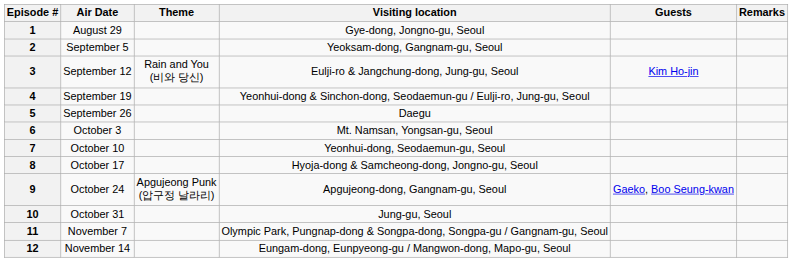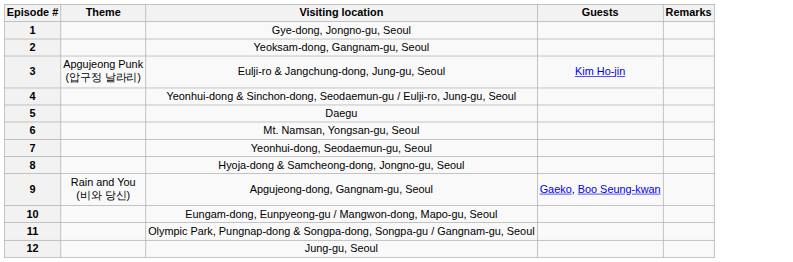- column: (97, 13)
(177, 71) Rain and You (비와 당신) -> (103, 71) Apgujeong Punk (압구정 날라리)
(177, 189) Apgujeong Punk (압구정 날라리) -> (103, 189) Rain and You (비와 당신)
(415, 214) Jung-gu, Seoul -> (341, 214) Eungam-dong, Eunpyeong-gu / Mangwon-dong, Mapo-gu, Seoul
(415, 248) Eungam-dong, Eunpyeong-gu / Mangwon-dong, Mapo-gu, Seoul -> (341, 248) Jung-gu, Seoul
